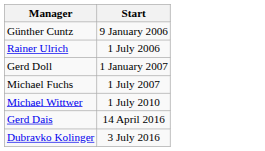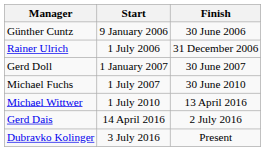+ column: (216, 13)
